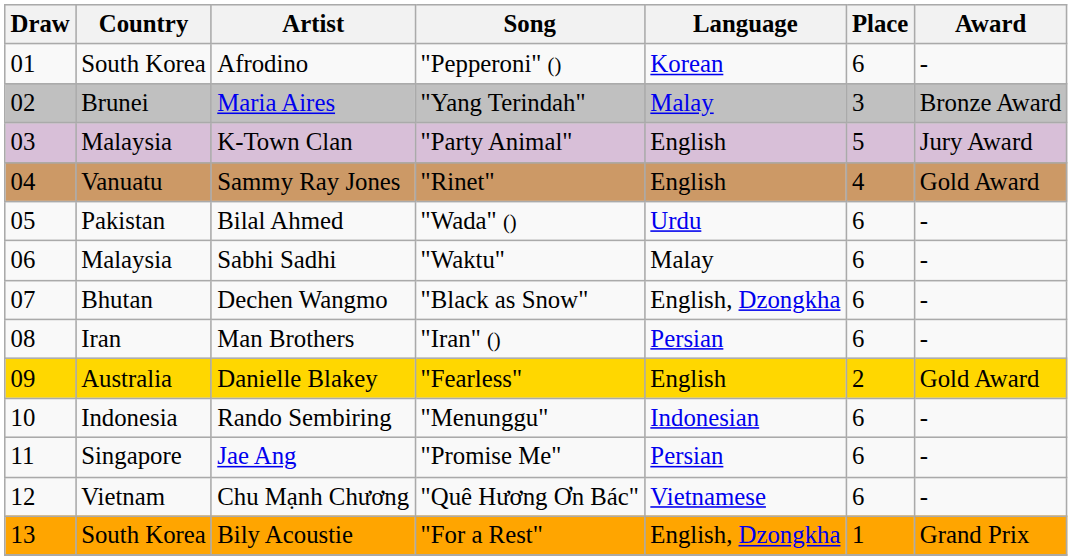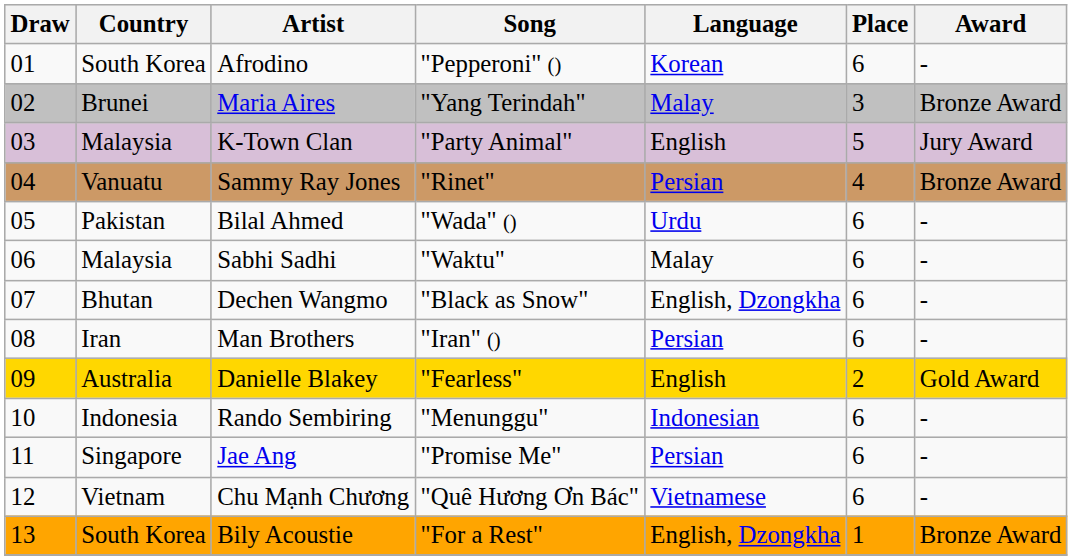(688, 181) English -> (687, 181) Persian
(980, 181) Gold Award -> (991, 181) Bronze Award
(975, 535) Grand Prix -> (991, 535) Bronze Award
